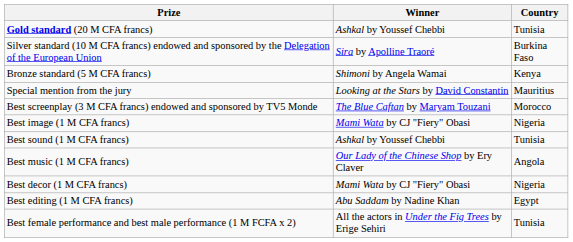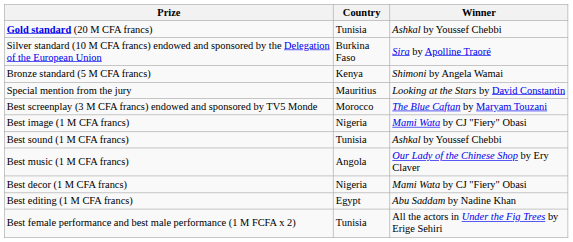columns swapped: (422, 12) <-> (540, 12)
